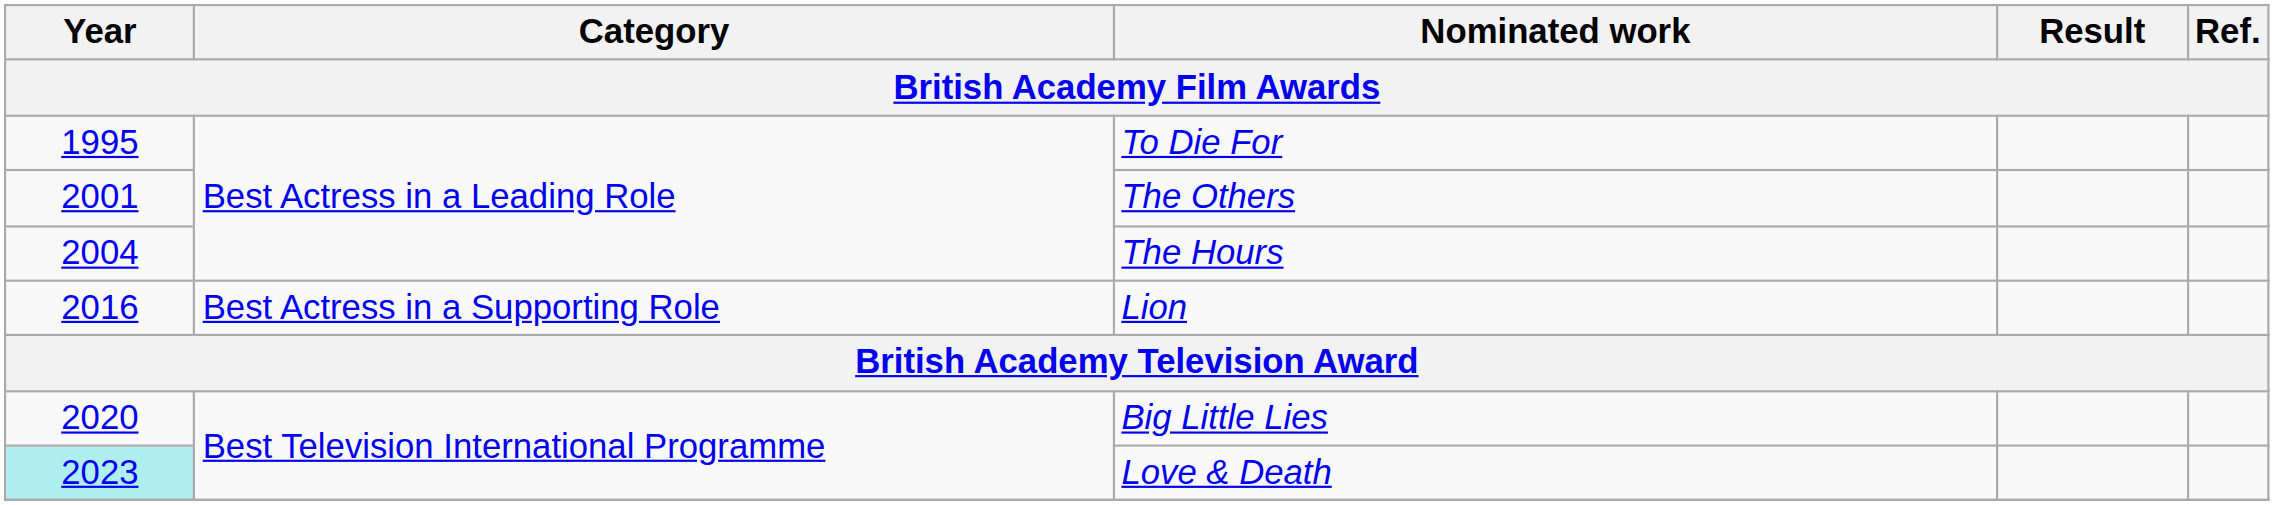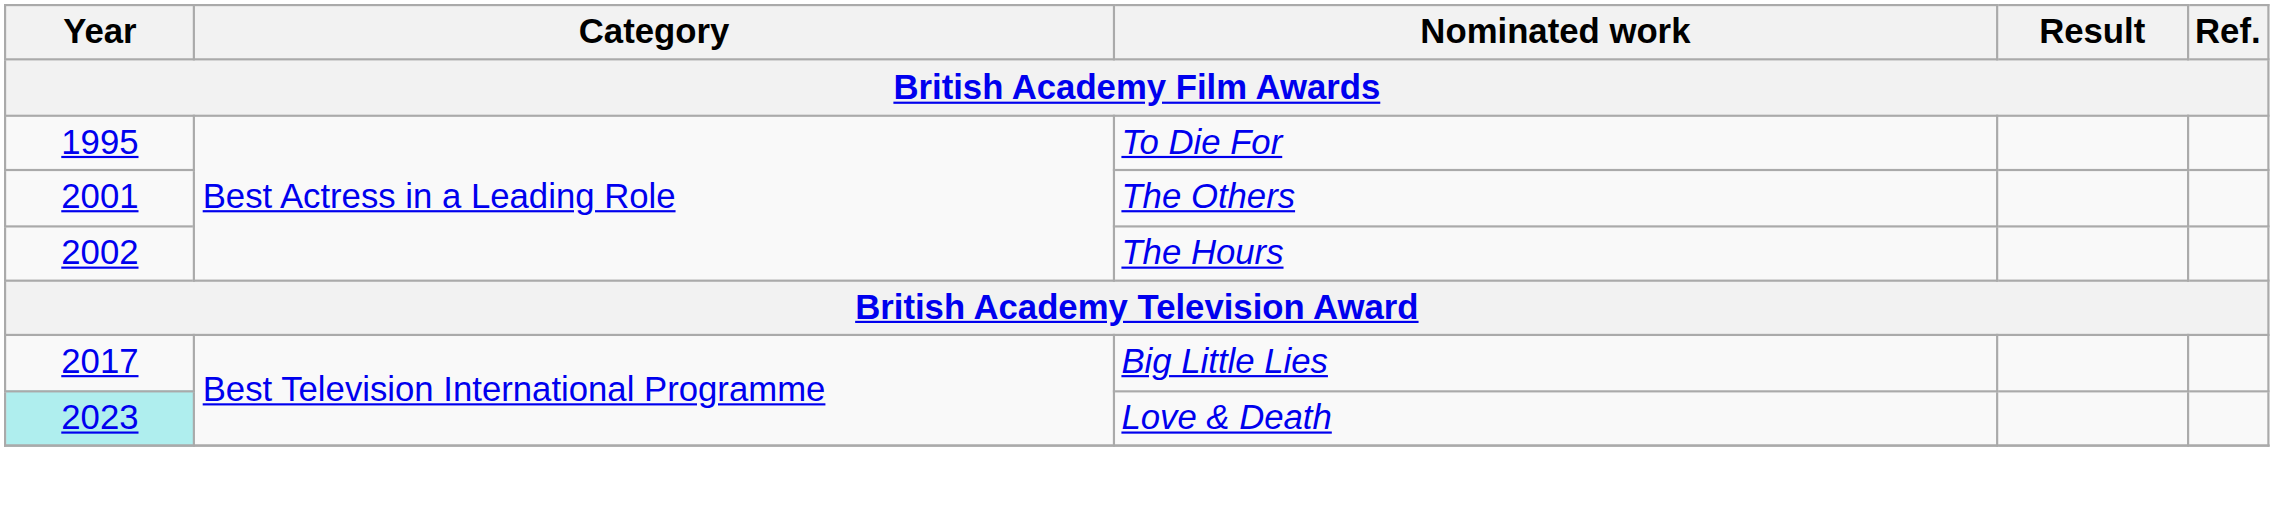(100, 252) 2004 -> (100, 252) 2002
- row: (1154, 307)
(100, 417) 2020 -> (100, 362) 2017
